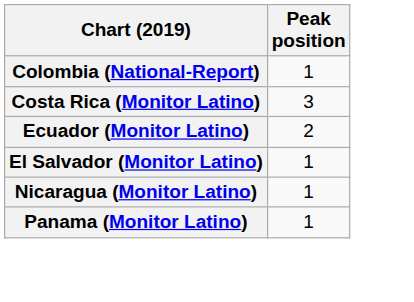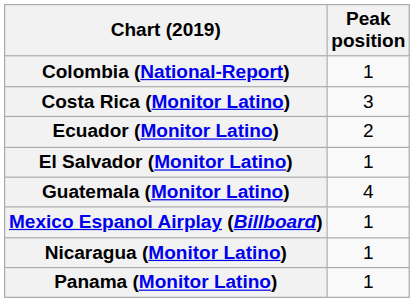+ row: (166, 191)
+ row: (166, 222)
